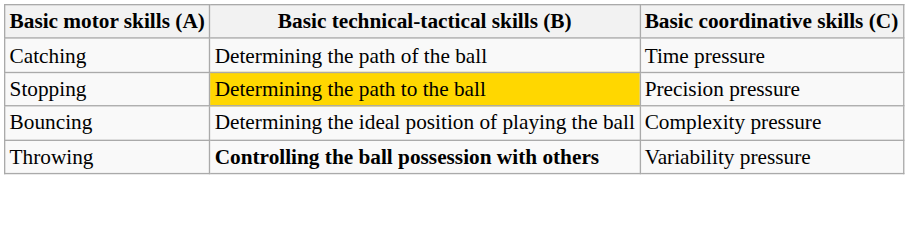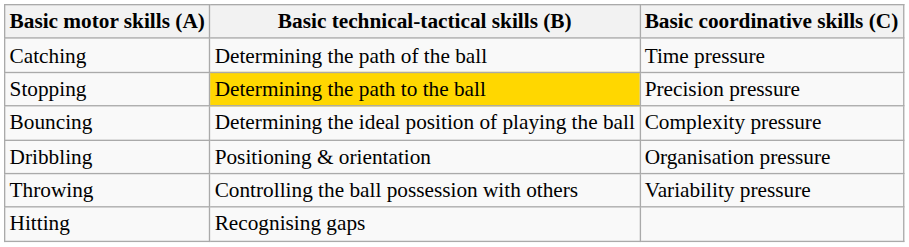+ row: (51, 156)
(407, 156) bold -> (396, 190) normal
+ row: (40, 223)
